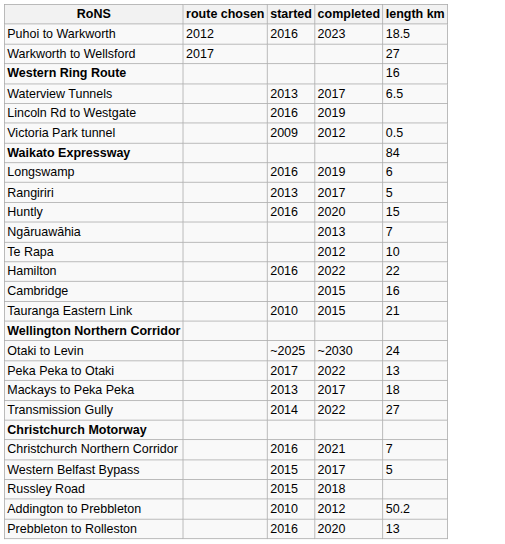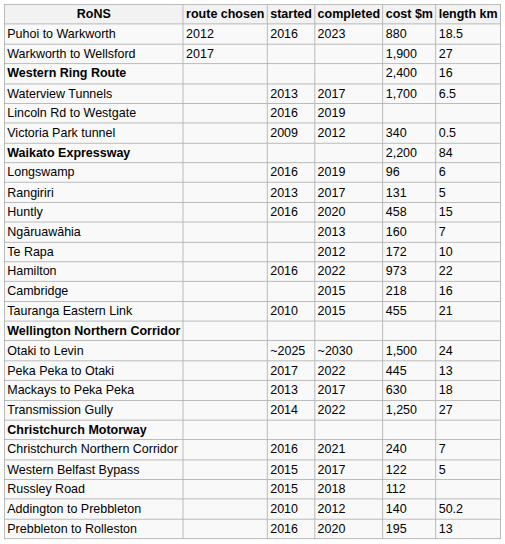+ column: (409, 14)
